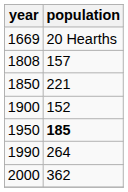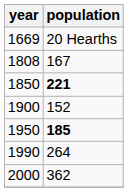(58, 61) 157 -> (58, 61) 167
(58, 84) normal -> (58, 84) bold
